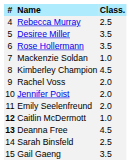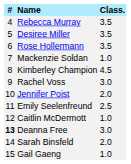(106, 22) 2.5 -> (106, 22) 3.5
(106, 82) 2.0 -> (106, 82) 3.0
(106, 106) 2.0 -> (106, 106) 2.5
(10, 118) bold -> (10, 118) normal
(106, 130) 4.5 -> (106, 130) 3.0
(106, 142) 2.5 -> (106, 142) 2.0
(106, 154) 3.5 -> (106, 154) 1.0
